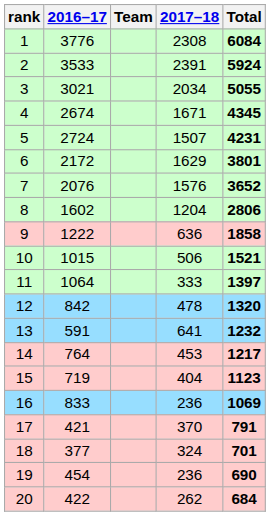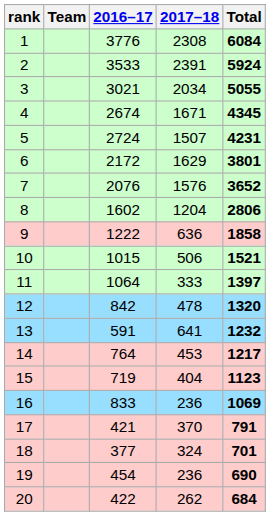columns swapped: (133, 17) <-> (77, 17)
